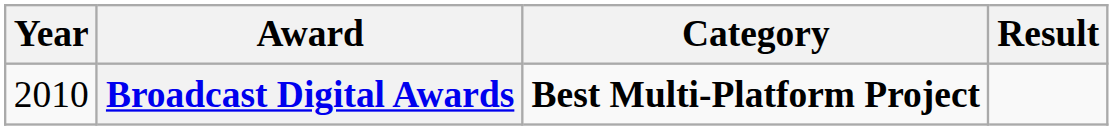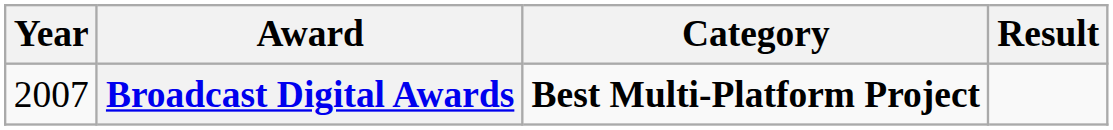(51, 93) 2010 -> (51, 93) 2007
